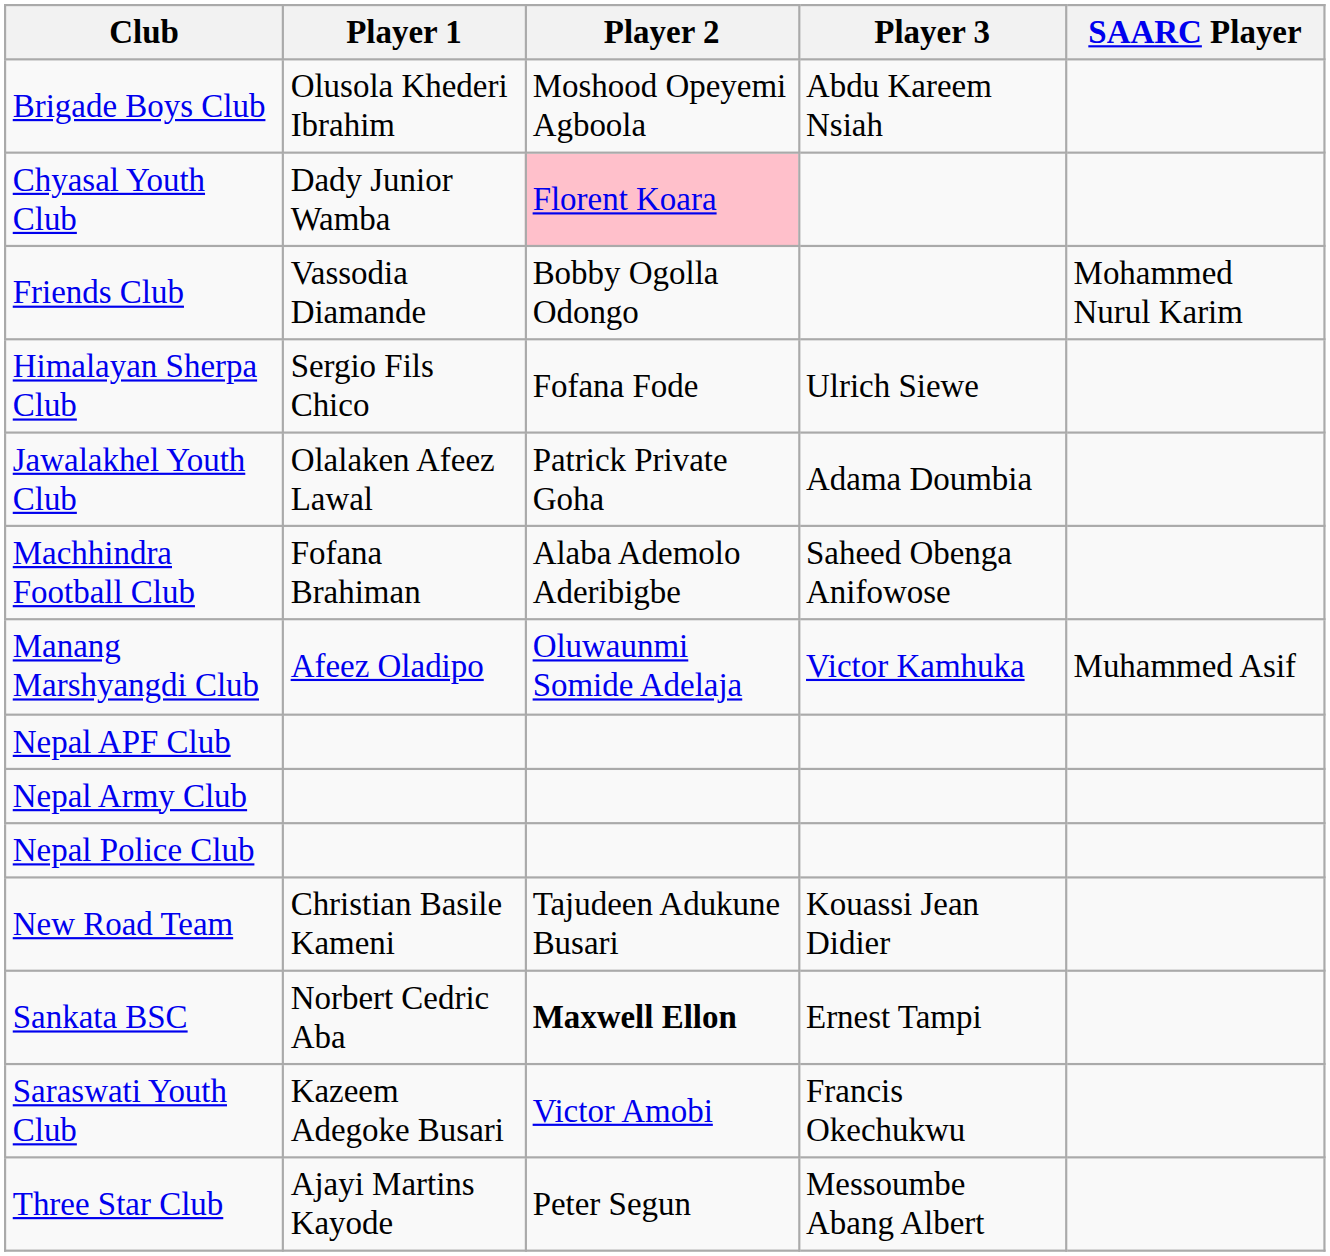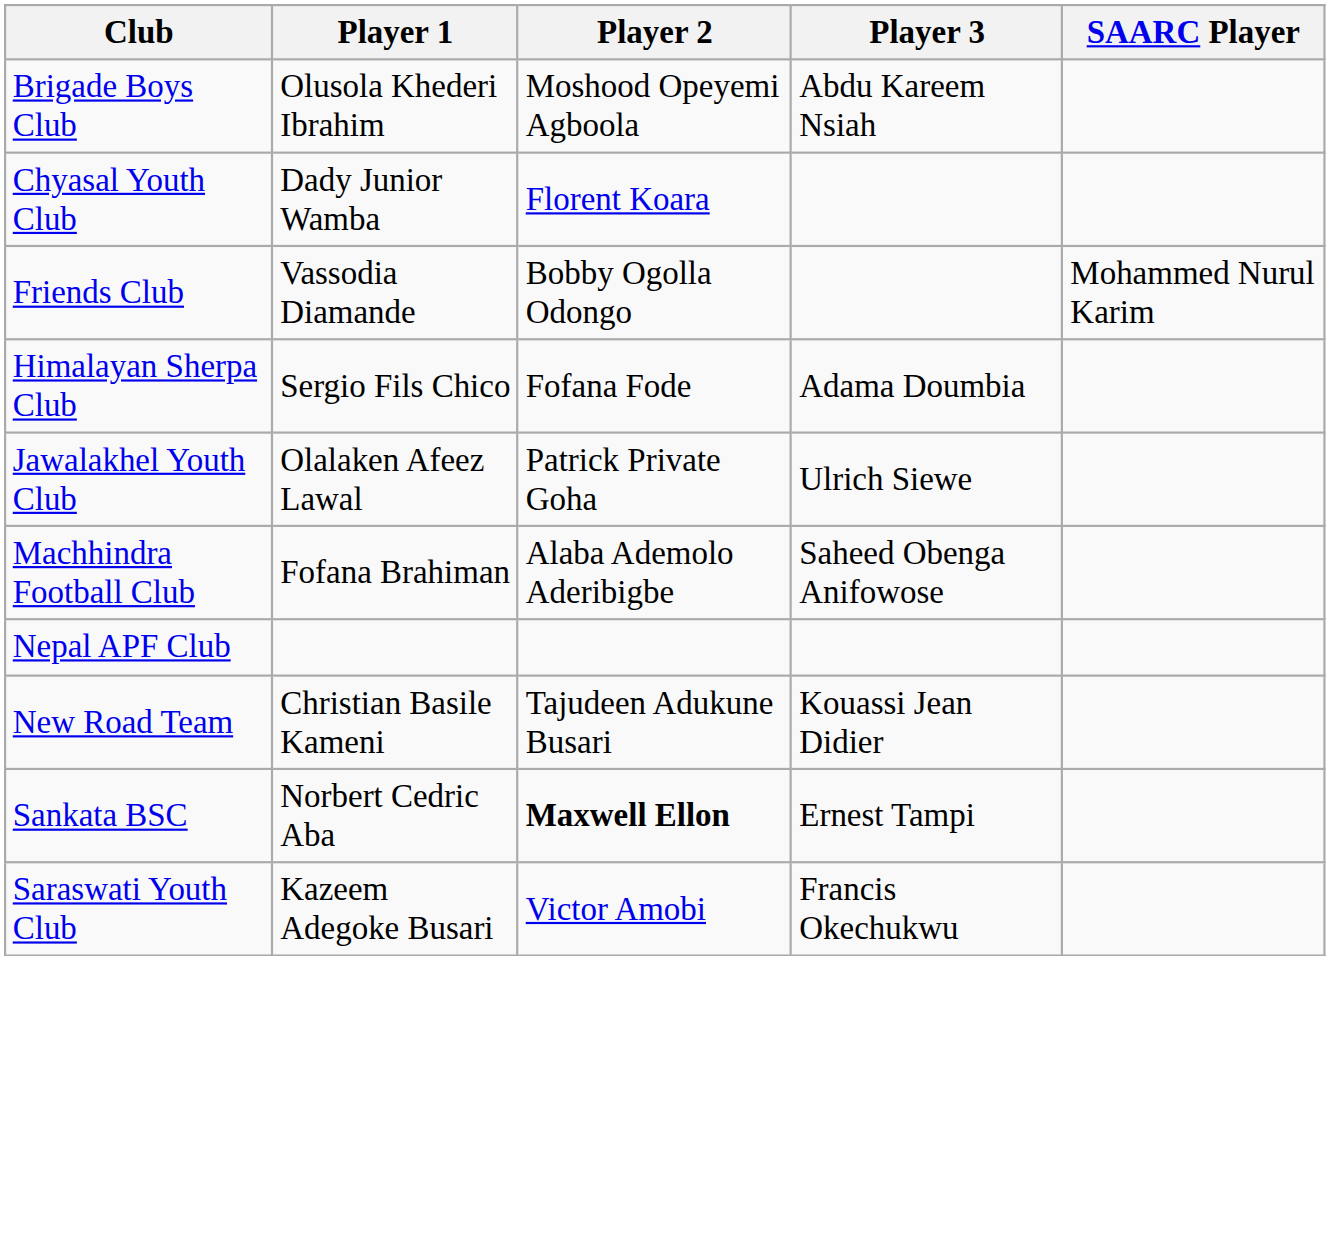(625, 199) pink background -> (618, 199) no background
(893, 386) Ulrich Siewe -> (912, 386) Adama Doumbia
(919, 479) Adama Doumbia -> (886, 479) Ulrich Siewe
- row: (136, 666)
- row: (130, 794)
- row: (134, 849)
- row: (118, 1203)
